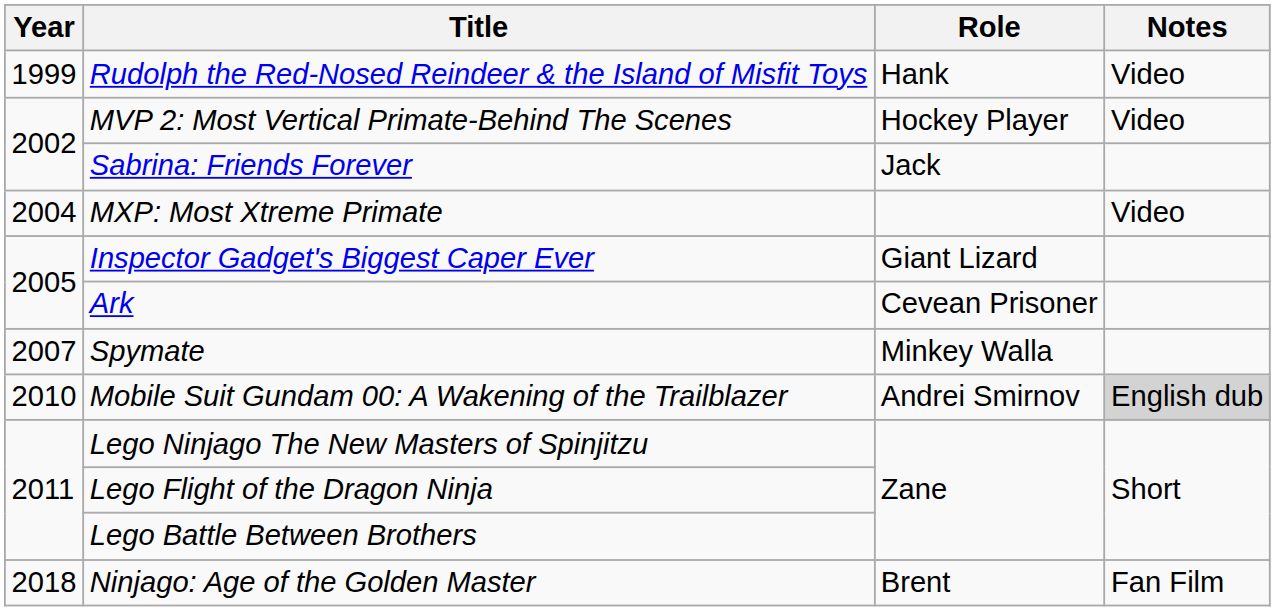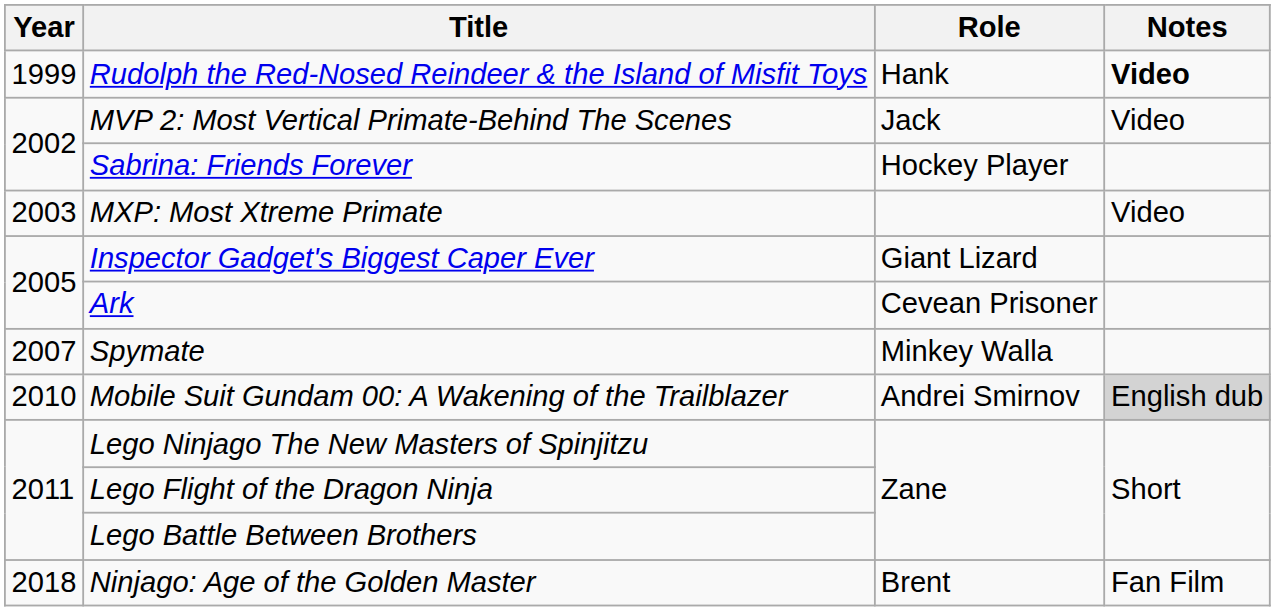(1148, 73) normal -> (1150, 73) bold
(975, 119) Hockey Player -> (911, 119) Jack
(911, 166) Jack -> (975, 166) Hockey Player
(44, 212) 2004 -> (44, 212) 2003
